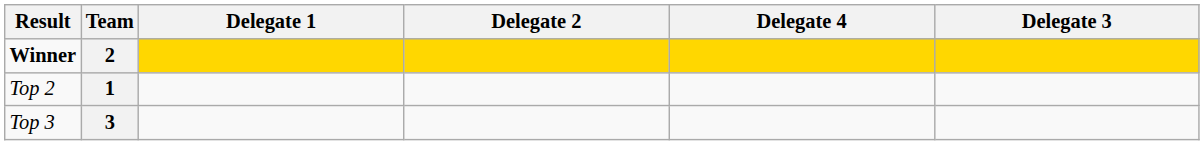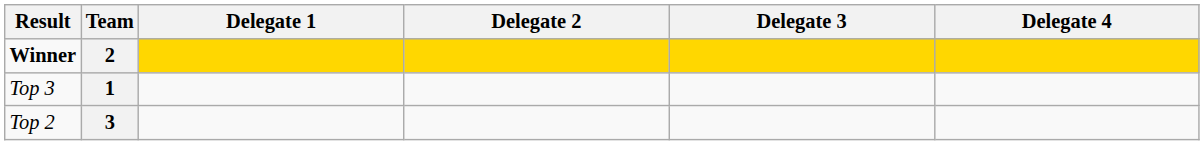columns swapped: (1067, 21) <-> (802, 21)
(32, 89) Top 2 -> (32, 89) Top 3
(32, 122) Top 3 -> (32, 122) Top 2
